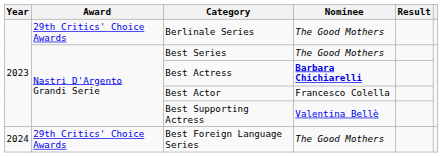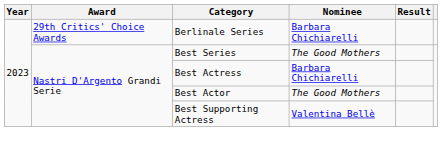(340, 32) The Good Mothers -> (325, 32) Barbara Chichiarelli
(329, 73) bold -> (325, 73) normal
(343, 93) Francesco Colella -> (336, 93) The Good Mothers
- row: (224, 139)
